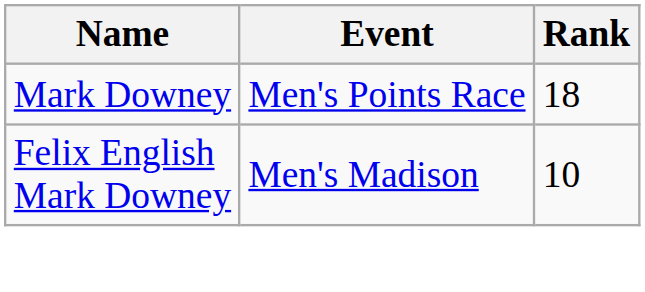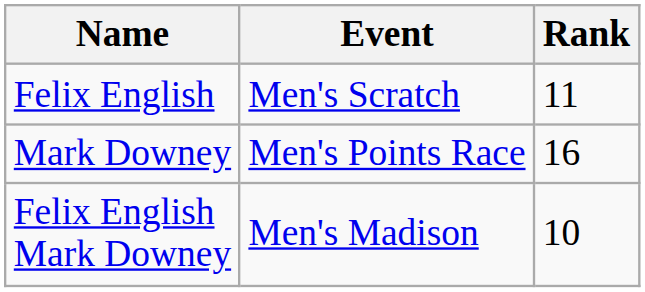+ row: (114, 93)
(562, 93) 18 -> (562, 152) 16
